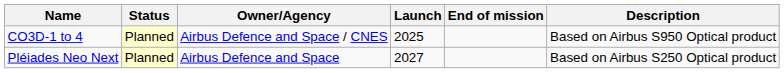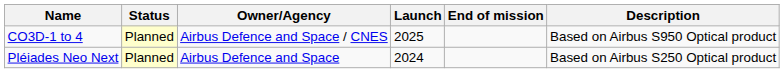(409, 58) 2027 -> (409, 58) 2024
